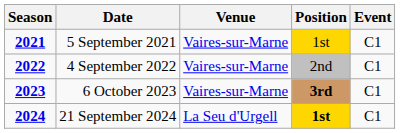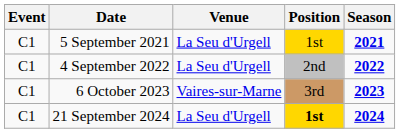columns swapped: (30, 17) <-> (373, 17)
(236, 41) Vaires-sur-Marne -> (224, 41) La Seu d'Urgell
(236, 66) Vaires-sur-Marne -> (224, 66) La Seu d'Urgell
(321, 91) bold -> (314, 91) normal
